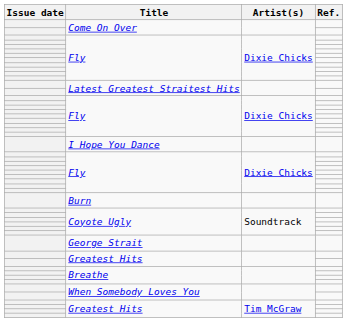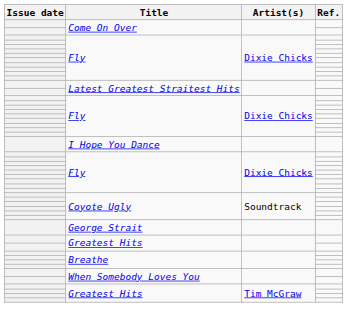- row: (80, 200)
